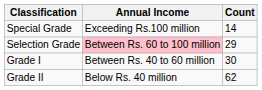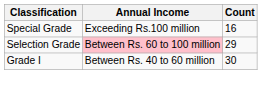(231, 28) 14 -> (231, 28) 16
- row: (25, 77)
